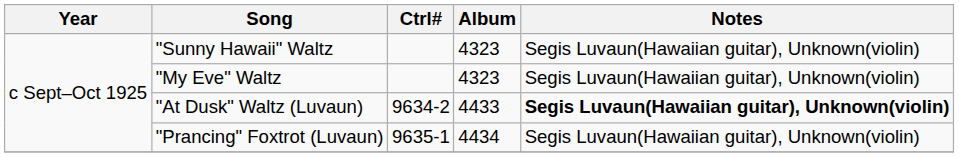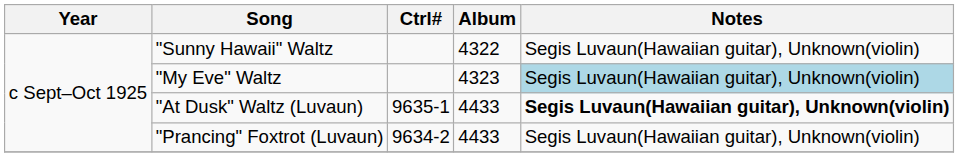(479, 48) 4323 -> (479, 48) 4322
(722, 78) no background -> (722, 78) lightblue background
(421, 107) 9634-2 -> (421, 107) 9635-1
(421, 136) 9635-1 -> (421, 136) 9634-2
(479, 136) 4434 -> (479, 136) 4433
